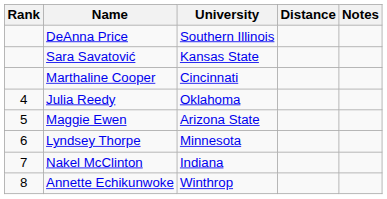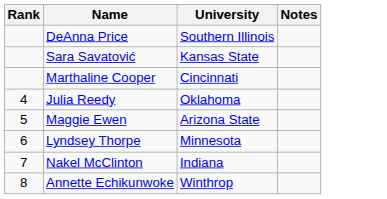- column: (308, 15)
